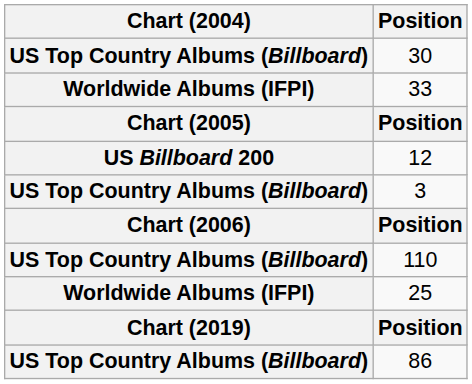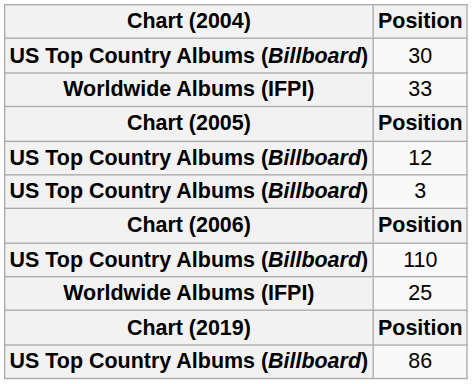(189, 157) US Billboard 200 -> (189, 157) US Top Country Albums (Billboard)
